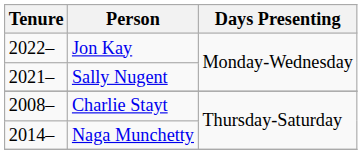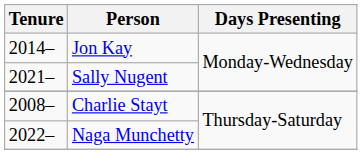(32, 47) 2022– -> (32, 47) 2014–
(32, 134) 2014– -> (32, 134) 2022–
